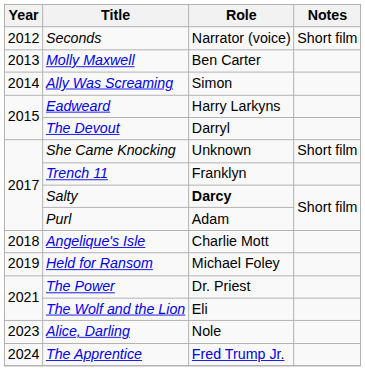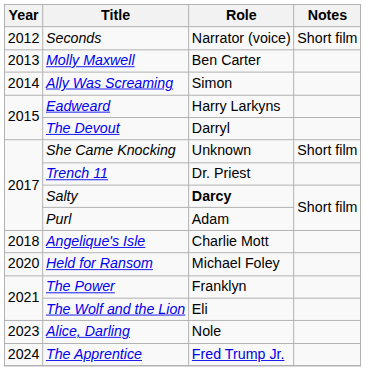(219, 173) Franklyn -> (221, 173) Dr. Priest
(24, 264) 2019 -> (24, 264) 2020
(221, 286) Dr. Priest -> (219, 286) Franklyn
